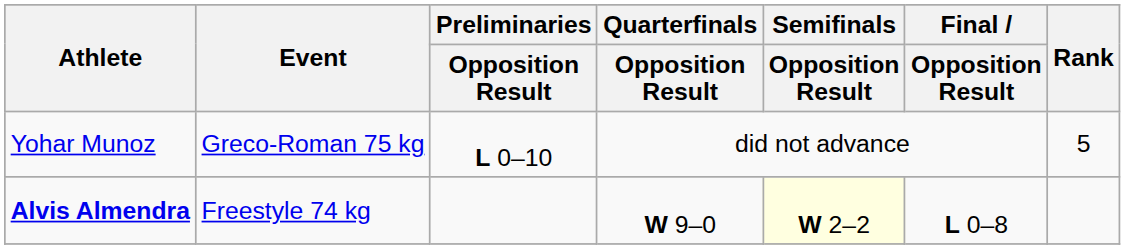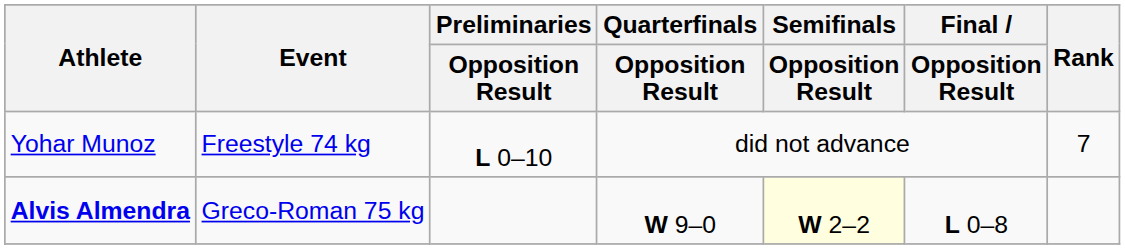(313, 144) Greco-Roman 75 kg -> (286, 144) Freestyle 74 kg
(1084, 144) 5 -> (1084, 144) 7
(286, 211) Freestyle 74 kg -> (313, 211) Greco-Roman 75 kg
